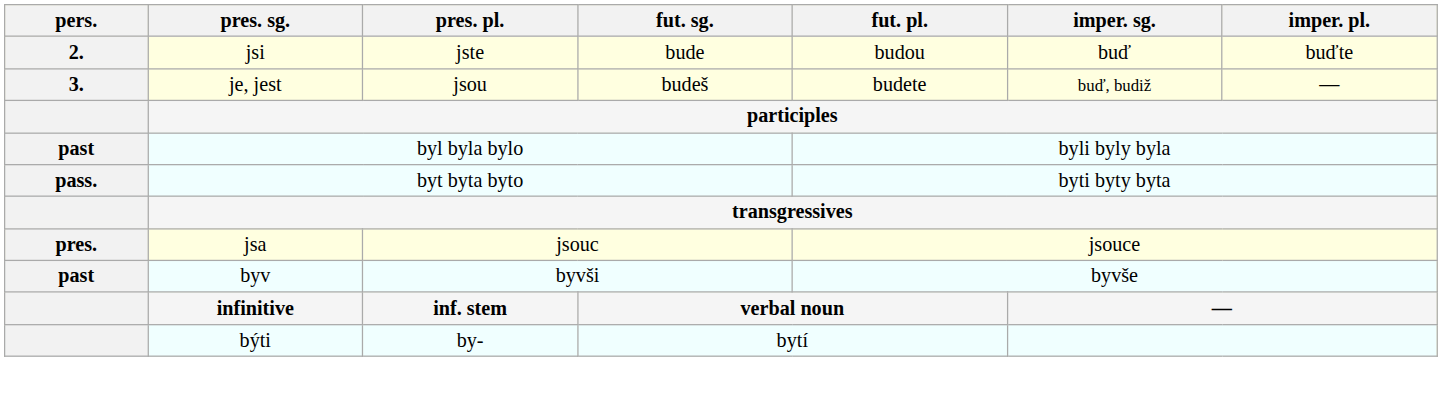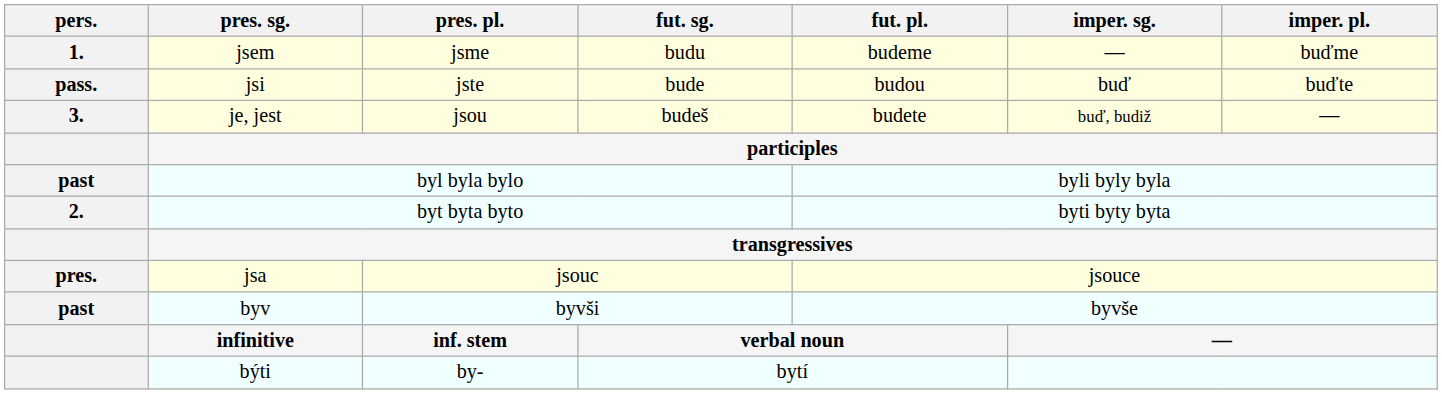+ row: (255, 52)
(76, 52) 2. -> (76, 84) pass.
(76, 180) pass. -> (76, 212) 2.
